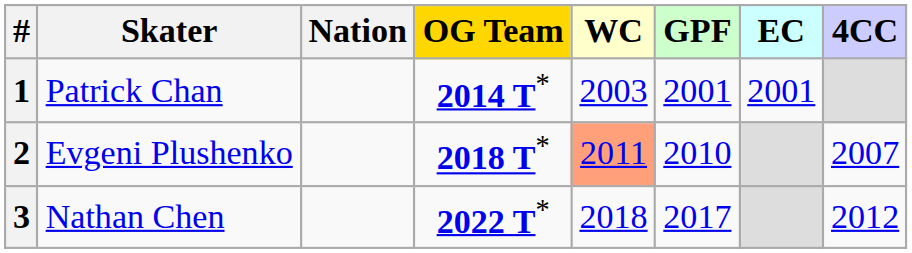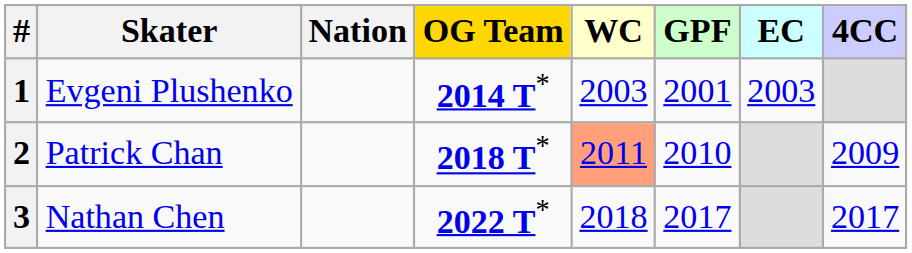(134, 90) Patrick Chan -> (169, 90) Evgeni Plushenko
(781, 90) 2001 -> (781, 90) 2003
(169, 153) Evgeni Plushenko -> (134, 153) Patrick Chan
(865, 153) 2007 -> (865, 153) 2009
(865, 216) 2012 -> (865, 216) 2017
